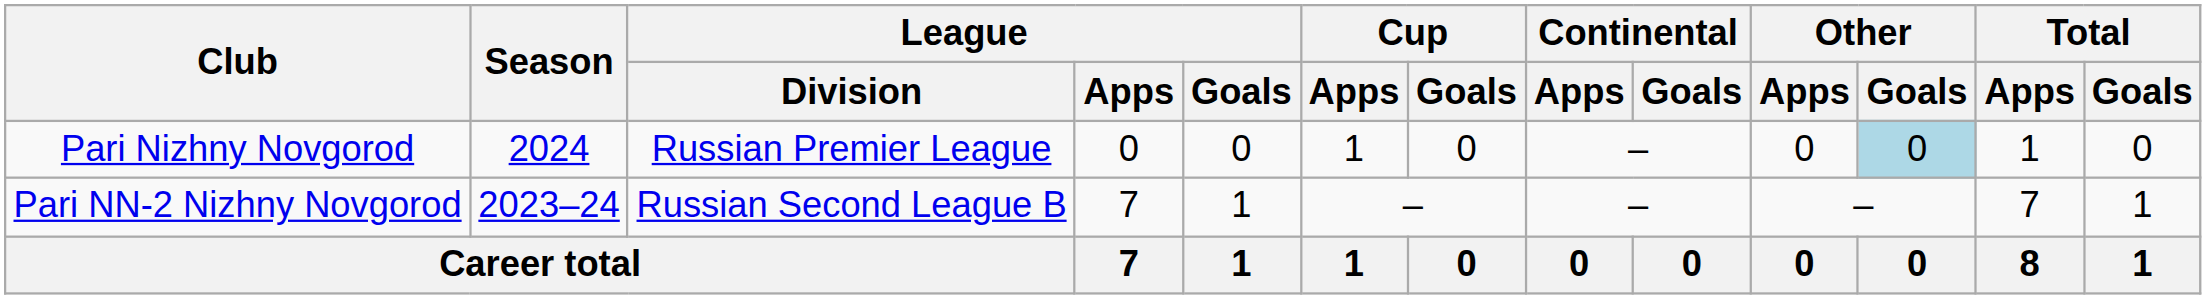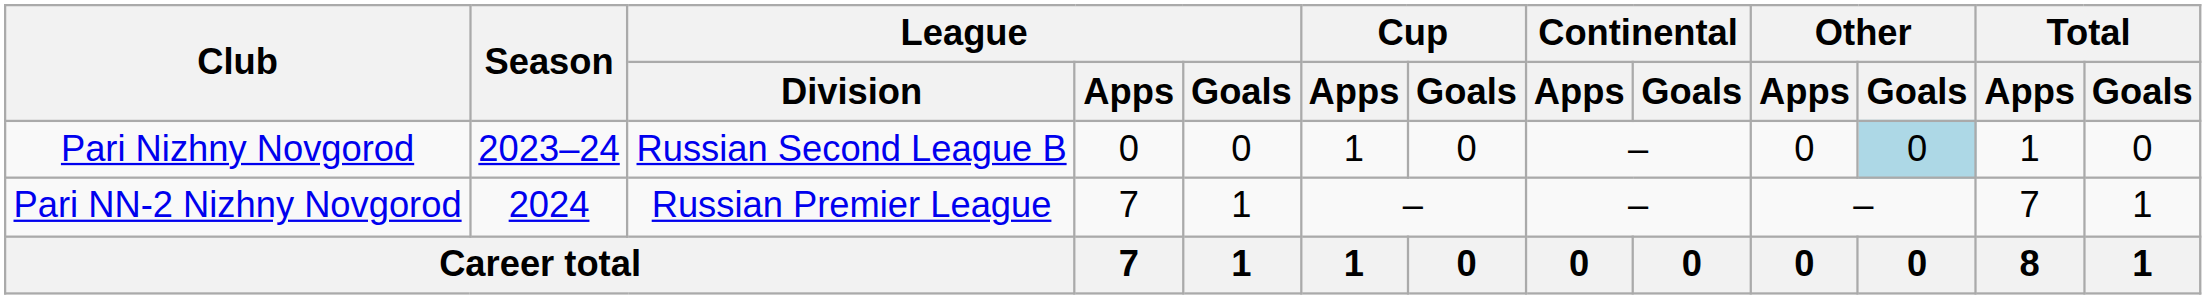(549, 148) 2024 -> (549, 148) 2023–24
(852, 148) Russian Premier League -> (852, 148) Russian Second League B
(549, 206) 2023–24 -> (549, 206) 2024
(852, 206) Russian Second League B -> (852, 206) Russian Premier League
